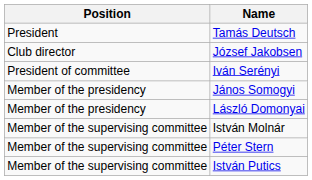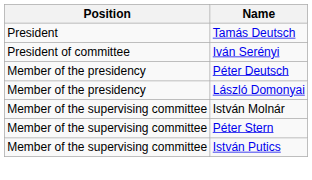- row: (257, 52)
+ row: (251, 71)
- row: (254, 90)
